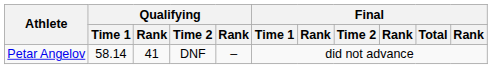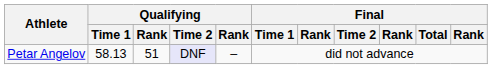(111, 54) 58.14 -> (111, 54) 58.13
(152, 54) 41 -> (152, 54) 51
(193, 54) no background -> (193, 54) lavender background
